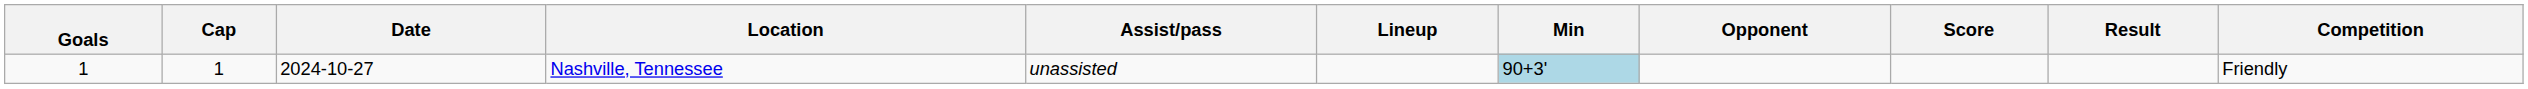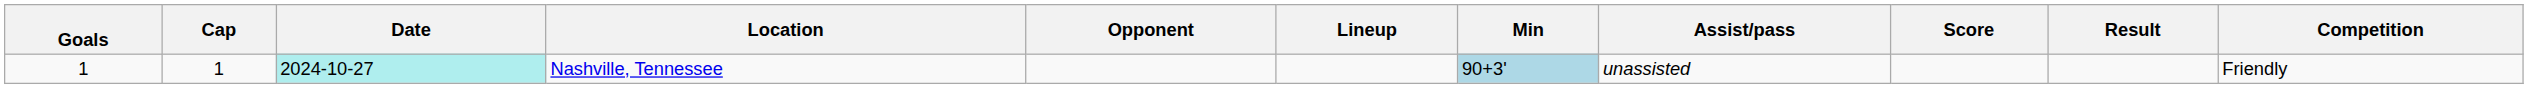columns swapped: (1765, 30) <-> (1171, 30)
(327, 69) no background -> (327, 69) paleturquoise background
